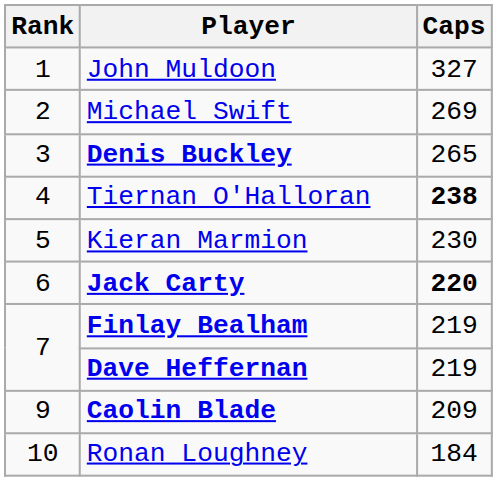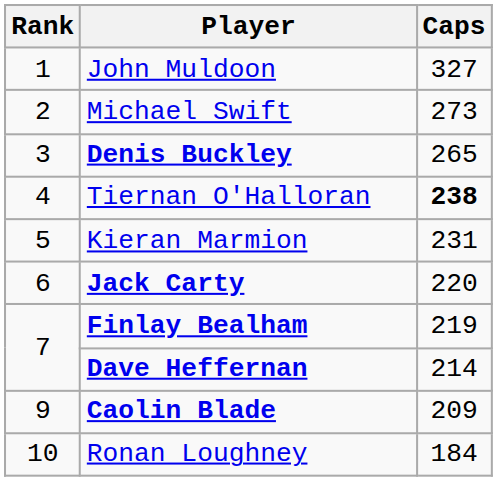(454, 112) 269 -> (454, 112) 273
(454, 240) 230 -> (454, 240) 231
(454, 283) bold -> (454, 283) normal
(454, 369) 219 -> (454, 369) 214
